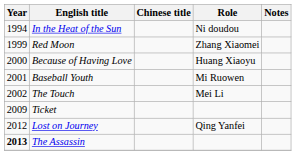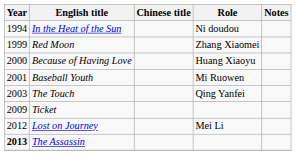(17, 93) 2002 -> (17, 93) 2003
(210, 93) Mei Li -> (220, 93) Qing Yanfei
(220, 126) Qing Yanfei -> (210, 126) Mei Li
